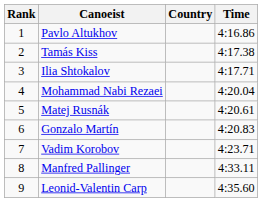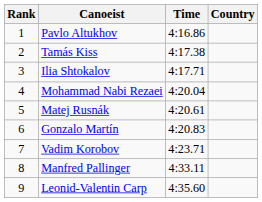columns swapped: (190, 14) <-> (236, 14)
